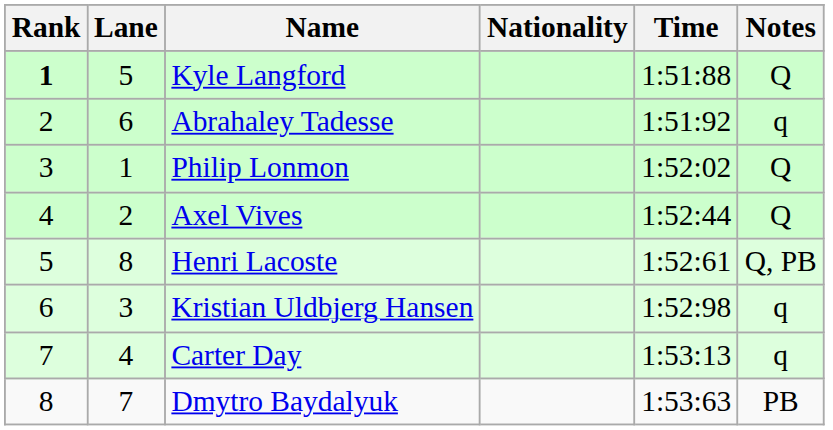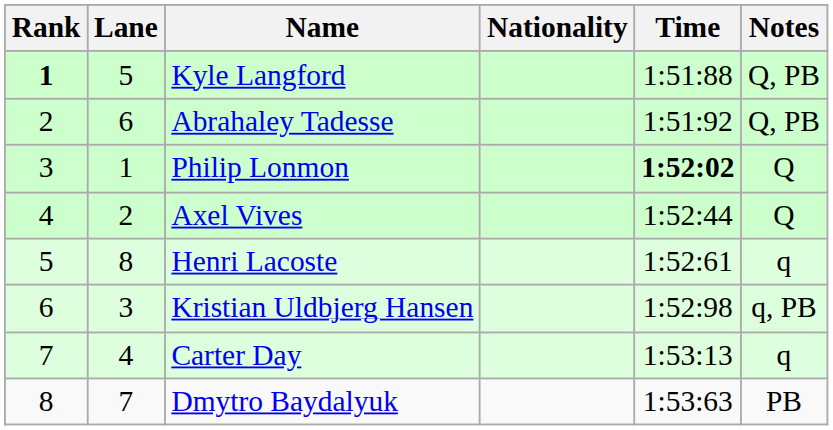(781, 74) Q -> (784, 74) Q, PB
(781, 121) q -> (784, 121) Q, PB
(686, 167) normal -> (688, 167) bold
(781, 261) Q, PB -> (784, 261) q
(781, 307) q -> (784, 307) q, PB
